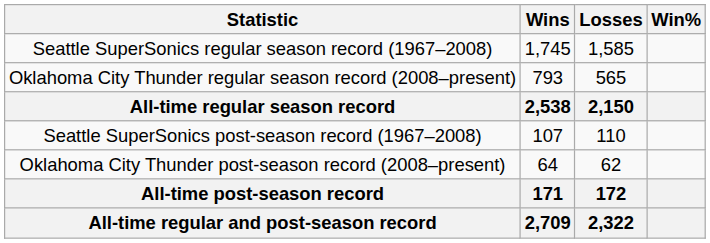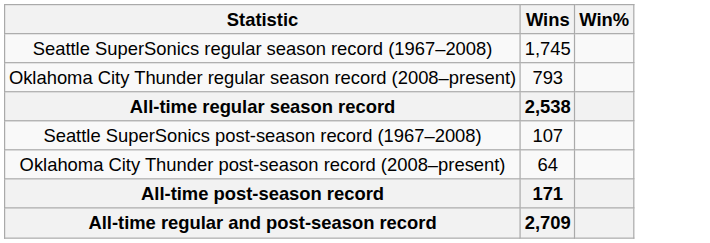- column: (611, 19)
